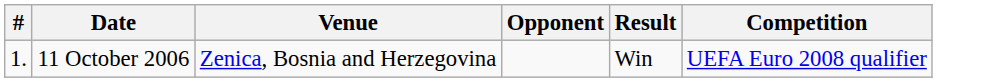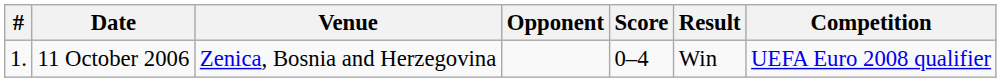+ column: (641, 22)
